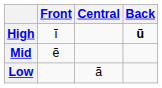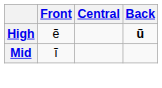(56, 33) ĩ -> (56, 33) ẽ
(56, 53) ẽ -> (56, 53) ĩ
- row: (21, 72)
